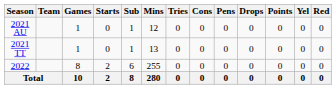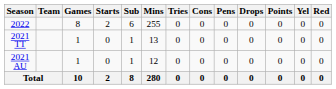rows swapped: (20, 27) <-> (20, 65)
